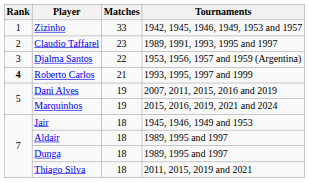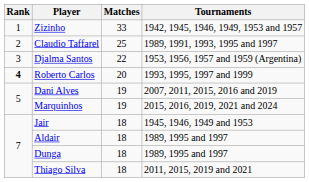(122, 43) 23 -> (122, 43) 25
(122, 75) 21 -> (122, 75) 20
